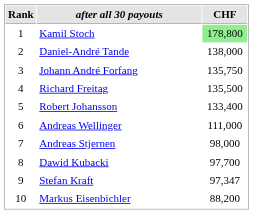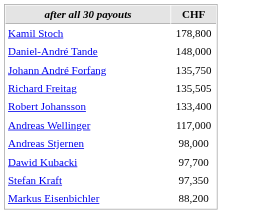- column: (21, 14)
(225, 33) lightgreen background -> (194, 33) no background
(225, 52) 138,000 -> (194, 52) 148,000
(225, 88) 135,500 -> (194, 88) 135,505
(225, 125) 111,000 -> (194, 125) 117,000
(225, 180) 97,347 -> (194, 180) 97,350
